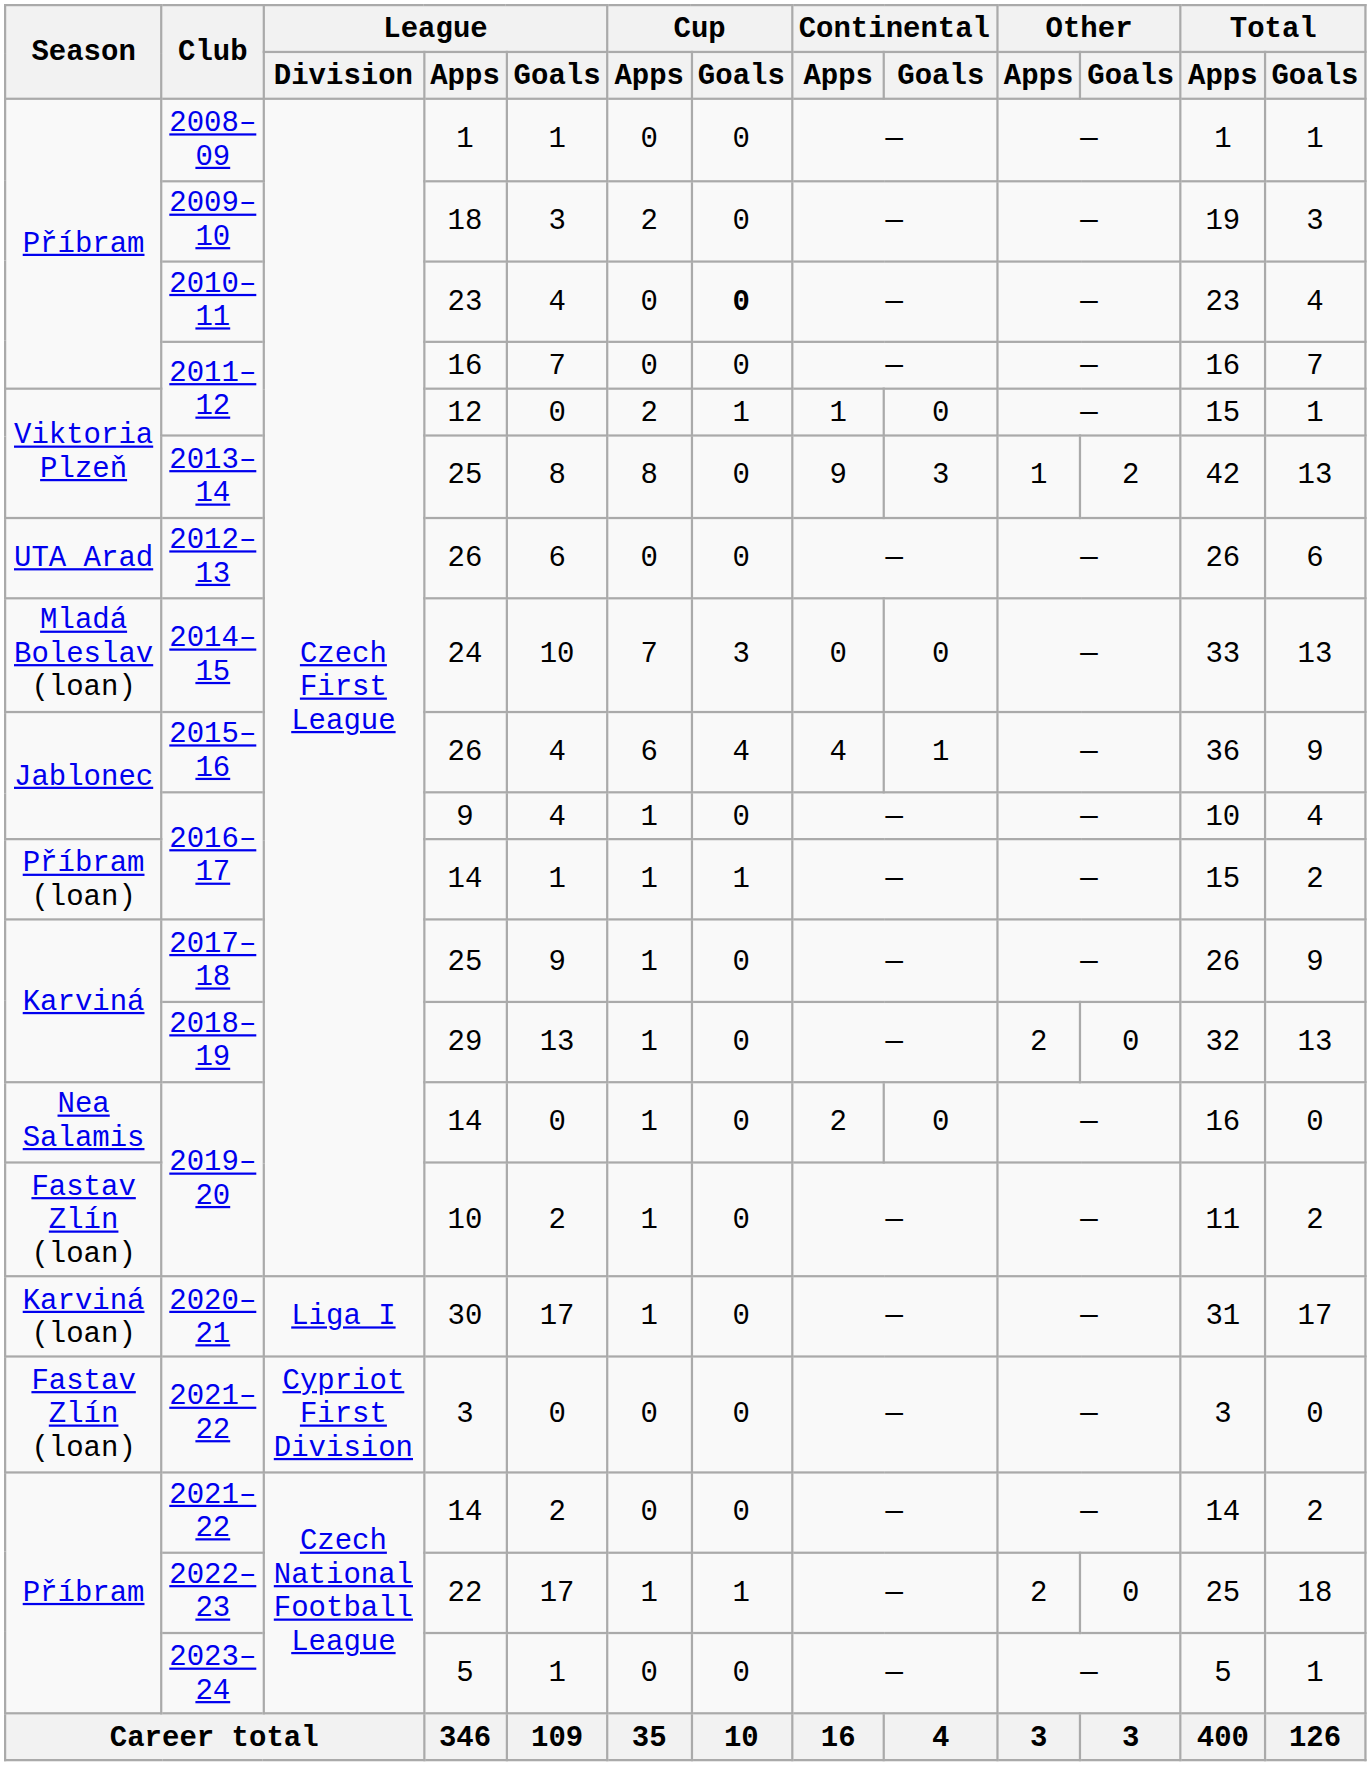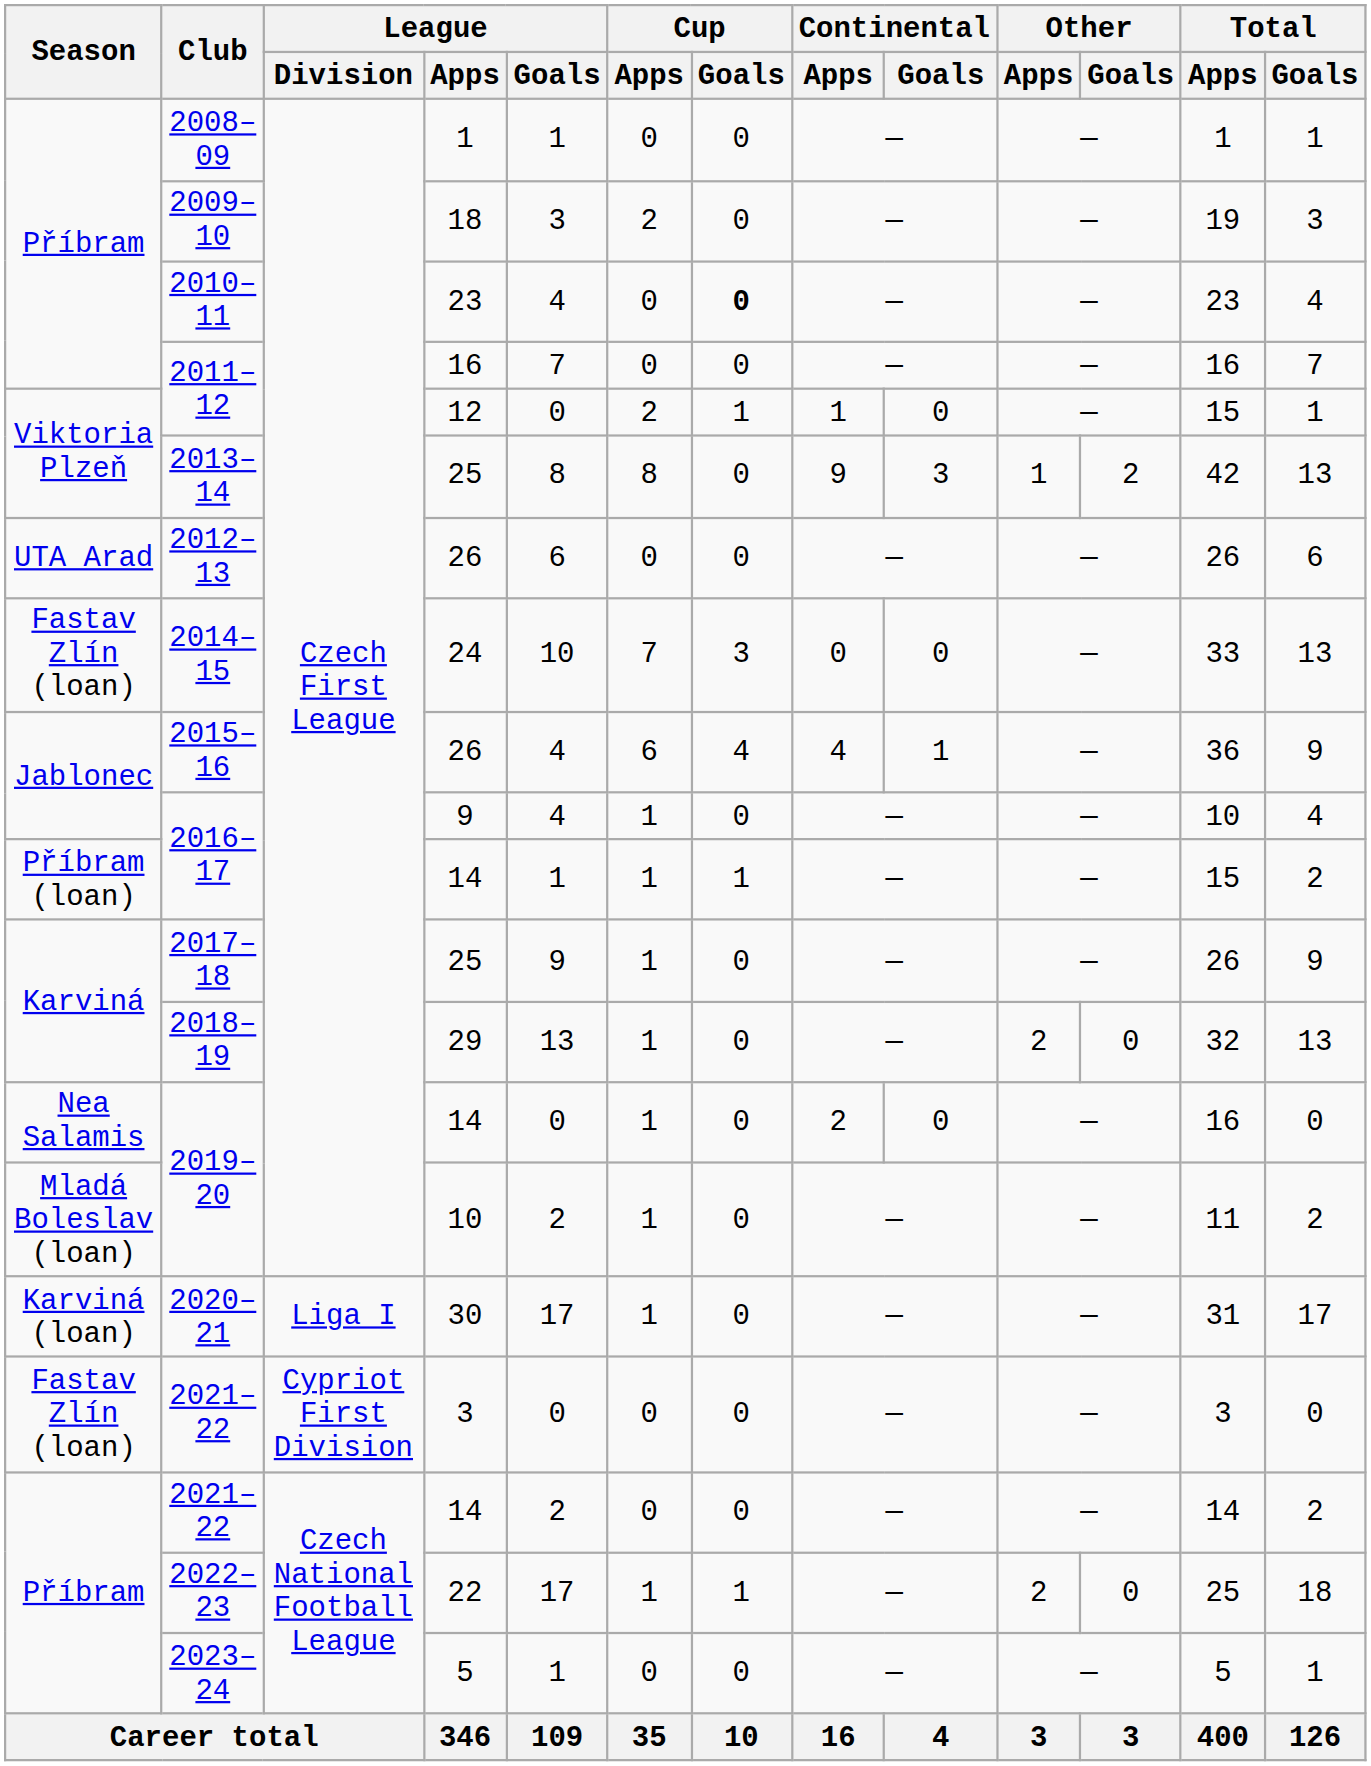(84, 655) Mladá Boleslav (loan) -> (84, 655) Fastav Zlín (loan)
(84, 1220) Fastav Zlín (loan) -> (84, 1220) Mladá Boleslav (loan)
